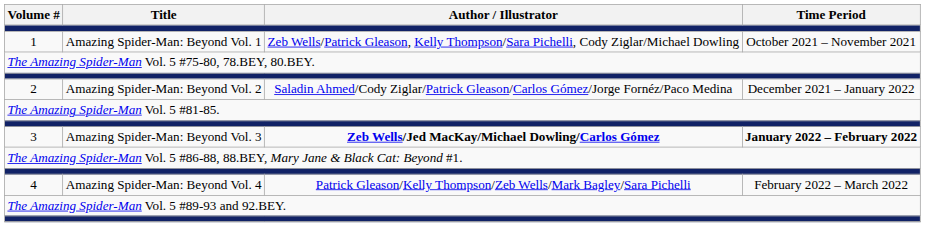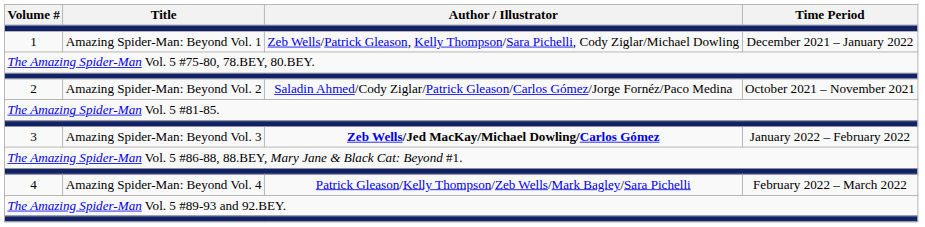(831, 41) October 2021 – November 2021 -> (830, 41) December 2021 – January 2022
(831, 89) December 2021 – January 2022 -> (830, 89) October 2021 – November 2021
(831, 137) bold -> (830, 137) normal
